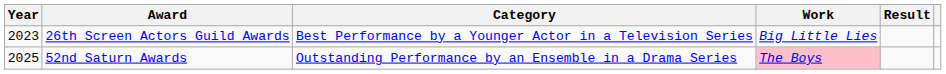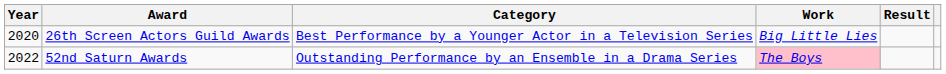(23, 37) 2023 -> (23, 37) 2020
(23, 58) 2025 -> (23, 58) 2022
